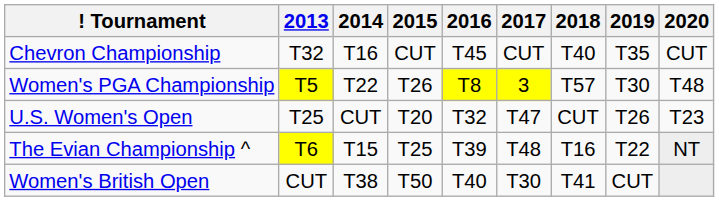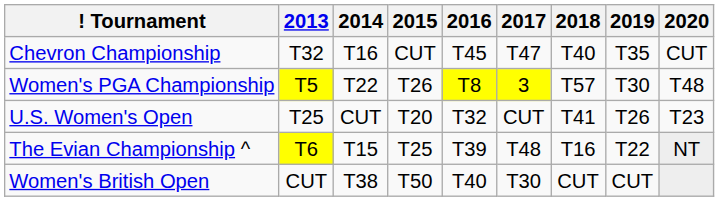(524, 53) CUT -> (524, 53) T47
(524, 117) T47 -> (524, 117) CUT
(578, 117) CUT -> (578, 117) T41
(578, 181) T41 -> (578, 181) CUT
